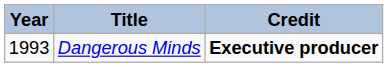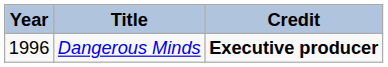(29, 48) 1993 -> (29, 48) 1996
